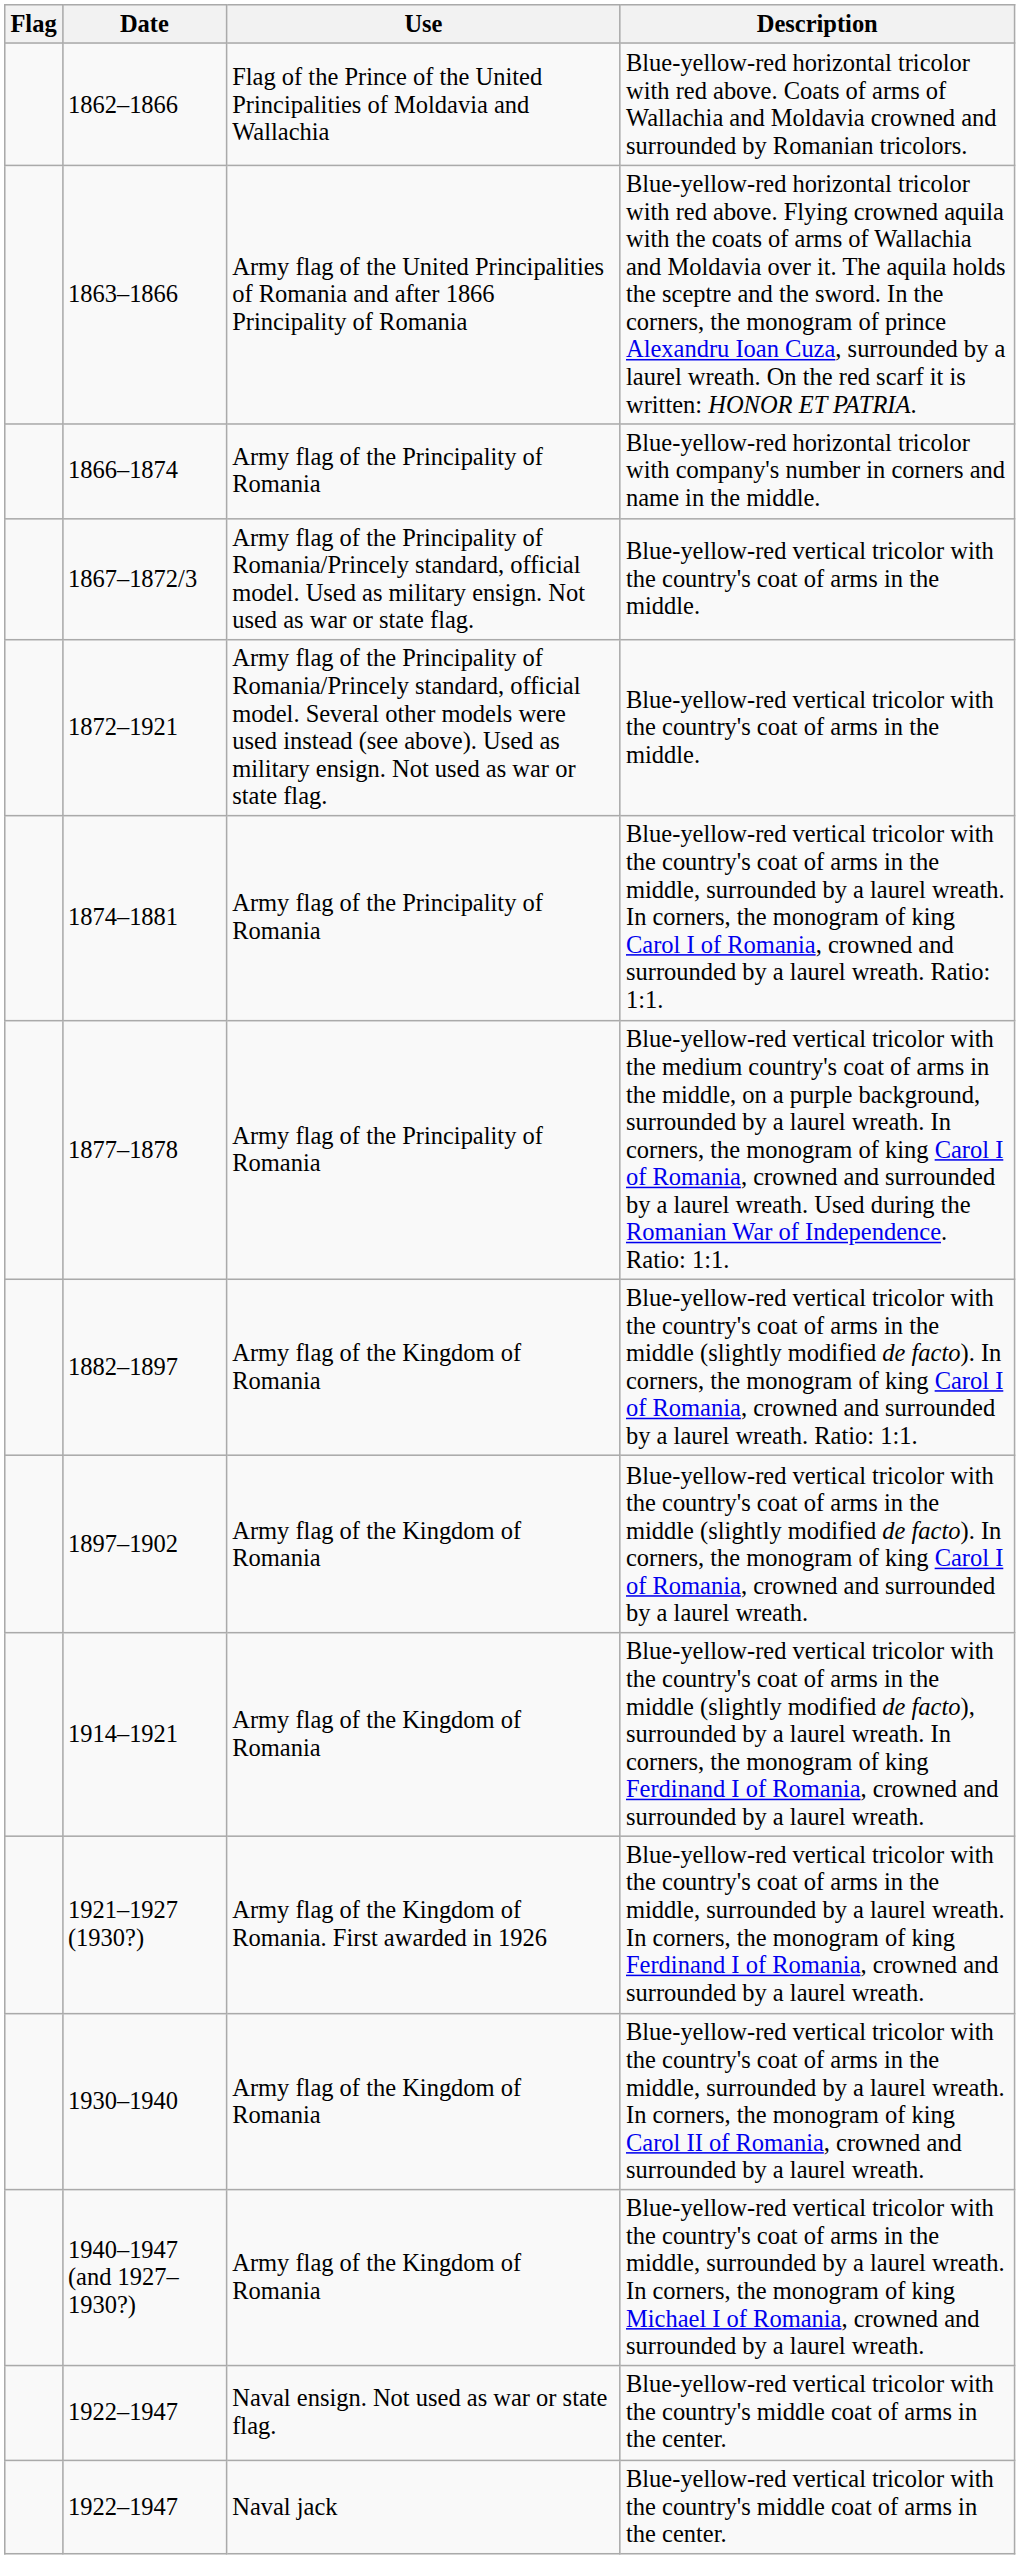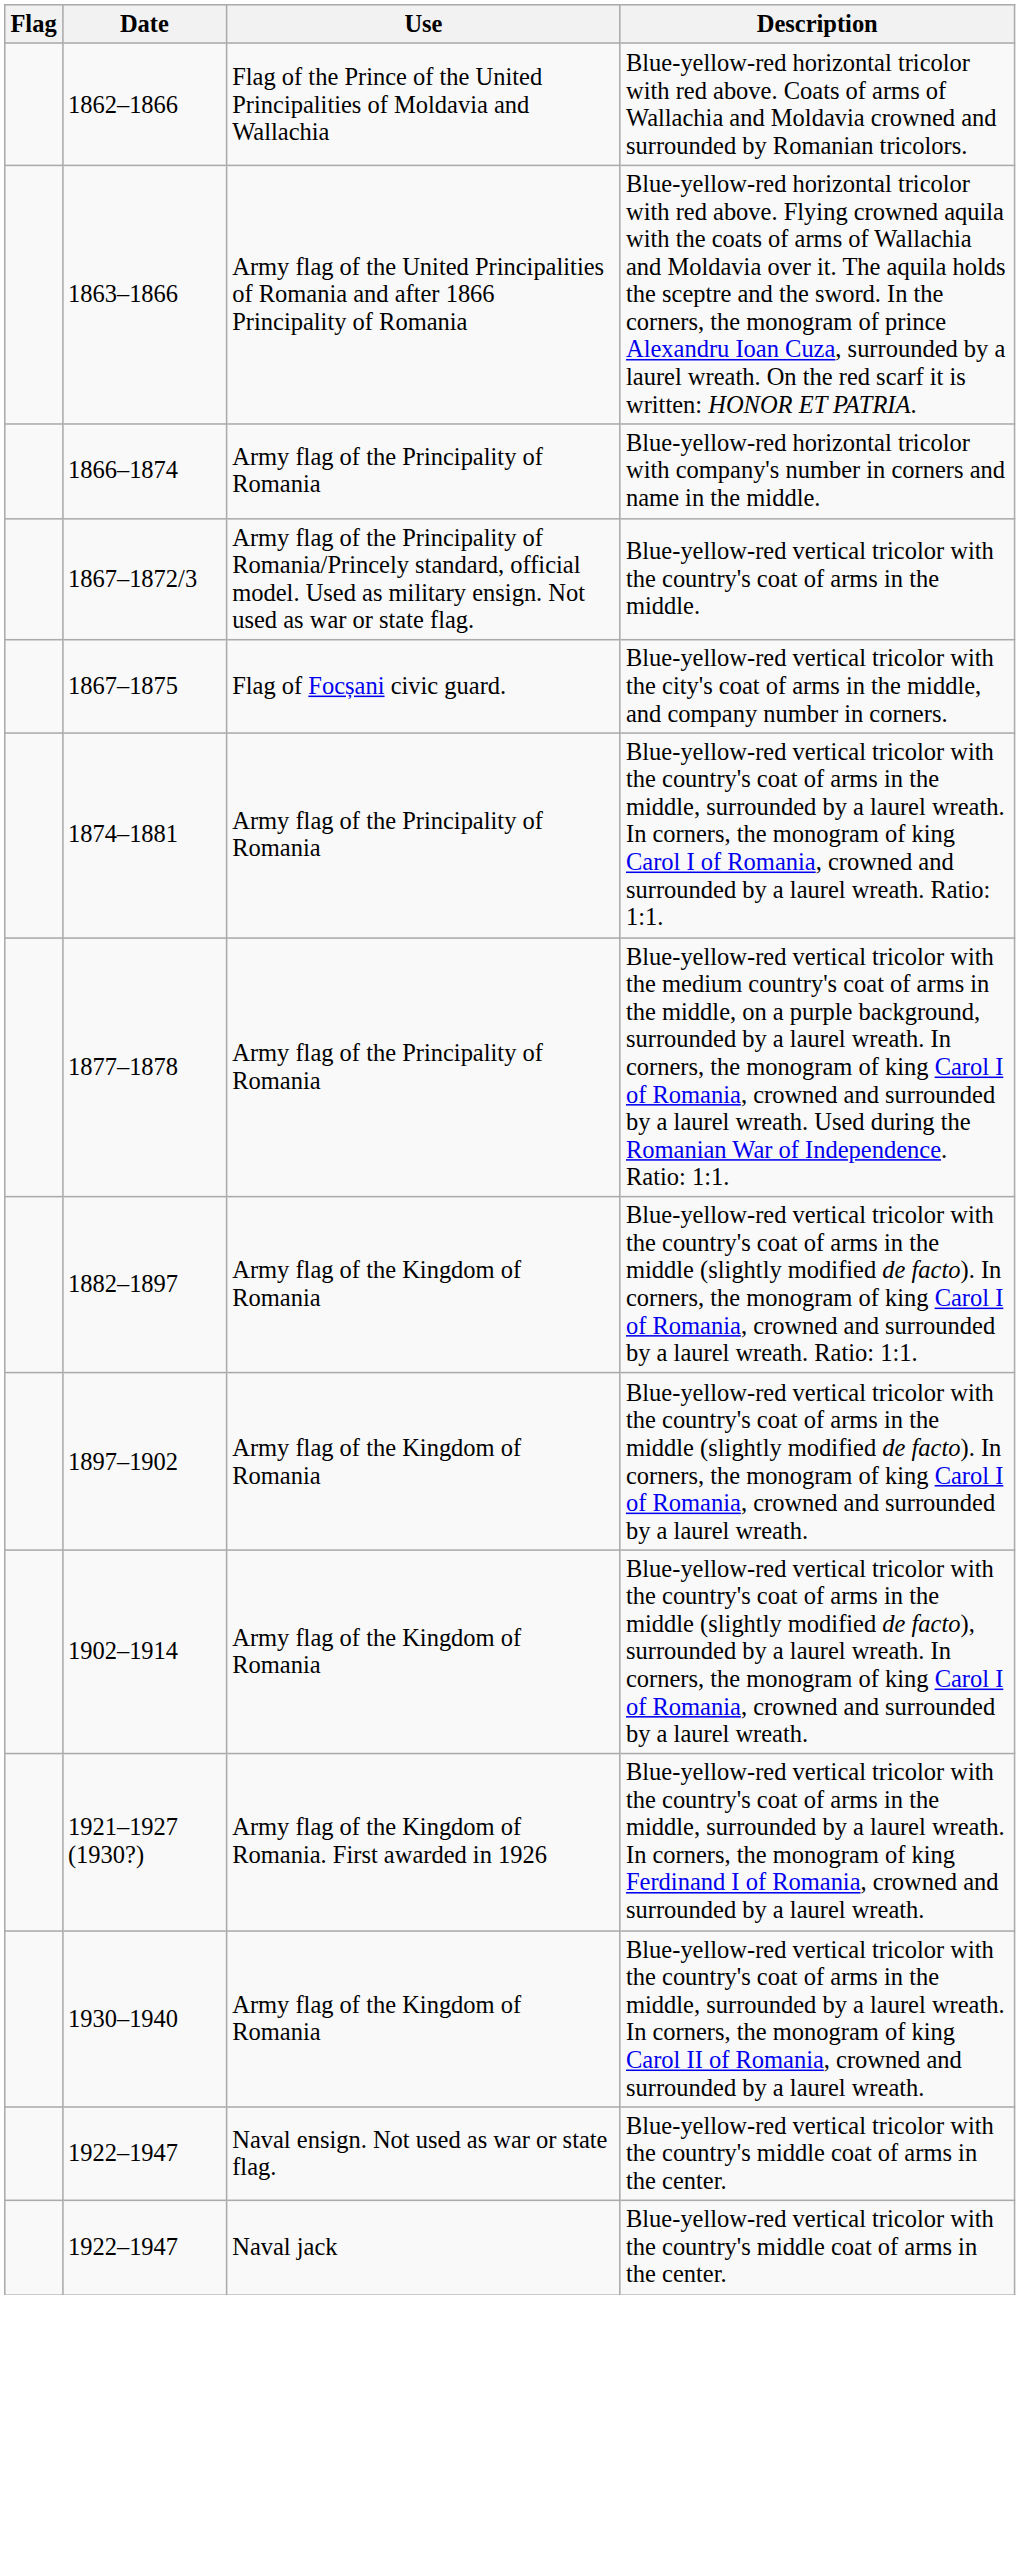+ row: (123, 686)
- row: (123, 727)
+ row: (123, 1651)
- row: (123, 1734)
- row: (123, 2277)
